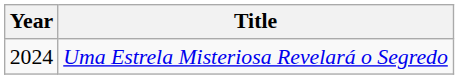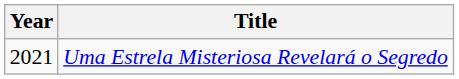(31, 56) 2024 -> (31, 56) 2021
